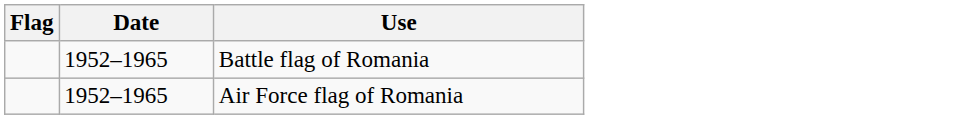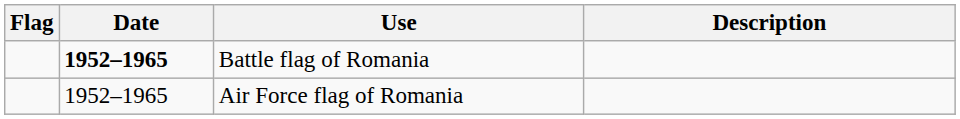+ column: (769, 22)
(116, 59) normal -> (116, 59) bold
